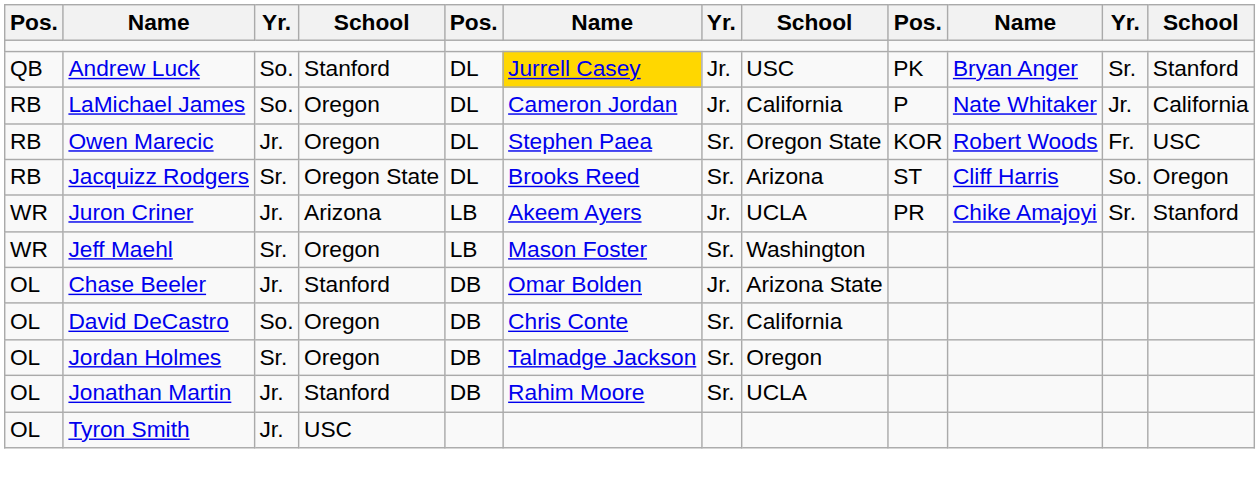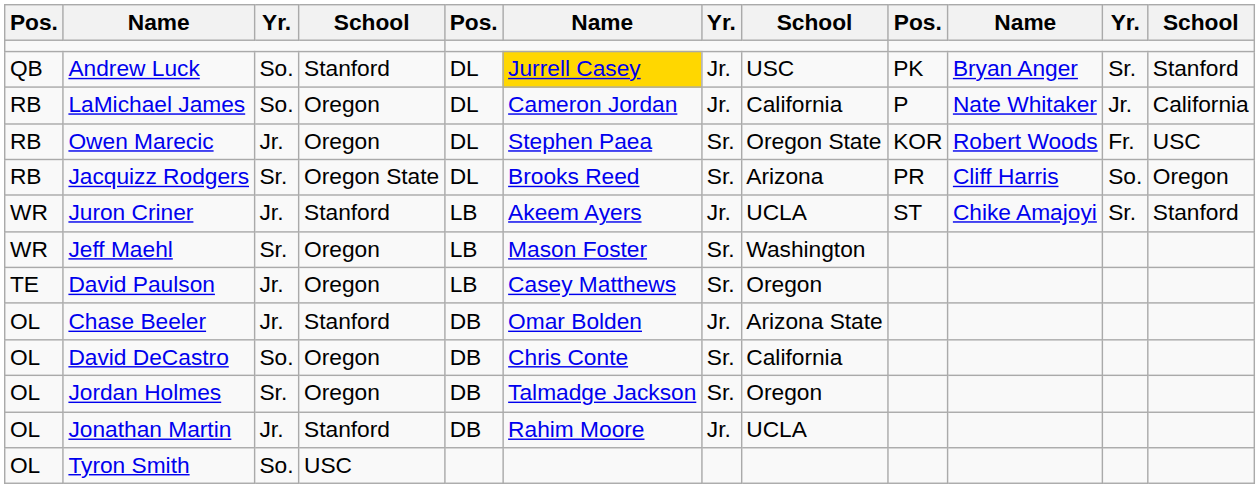(908, 177) ST -> (909, 177) PR
(343, 213) Arizona -> (347, 213) Stanford
(909, 213) PR -> (908, 213) ST
+ row: (142, 285)
(721, 393) Sr. -> (719, 429) Jr.
(271, 429) Jr. -> (277, 465) So.
